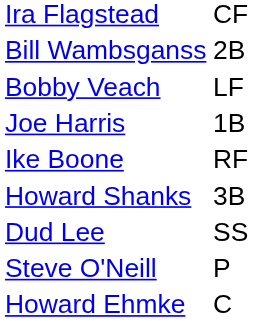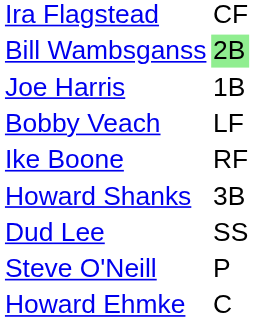(229, 50) no background -> (229, 50) lightgreen background
rows swapped: (83, 87) <-> (65, 123)
